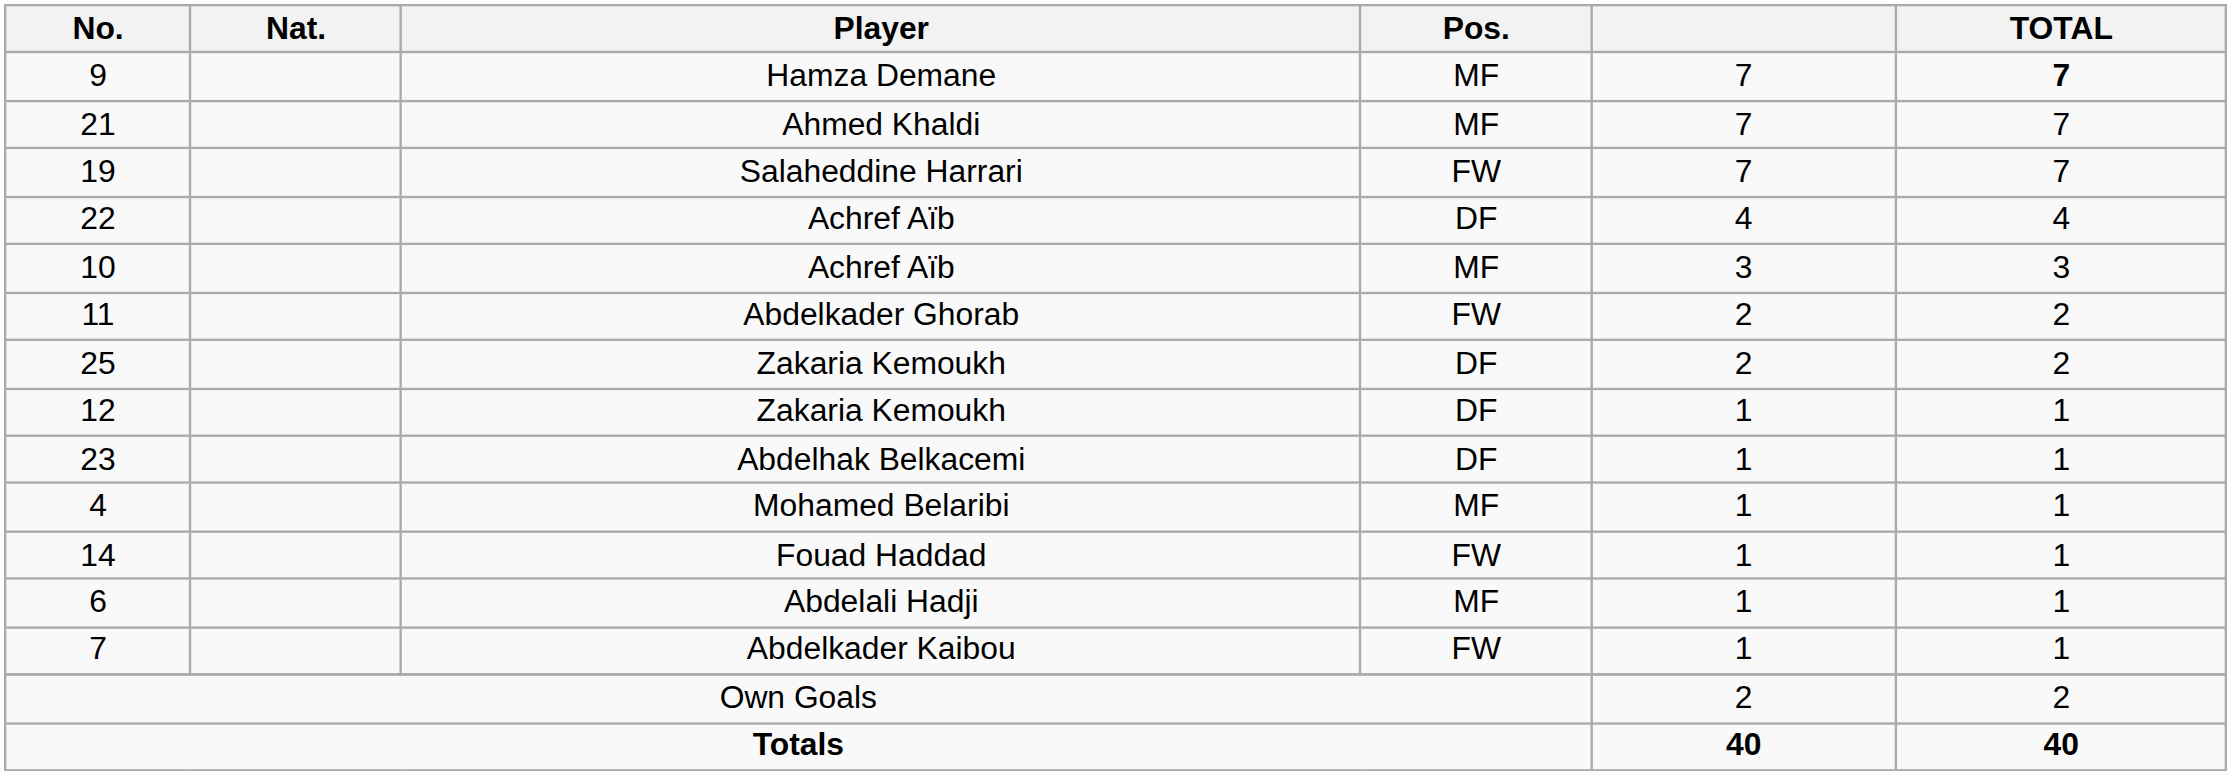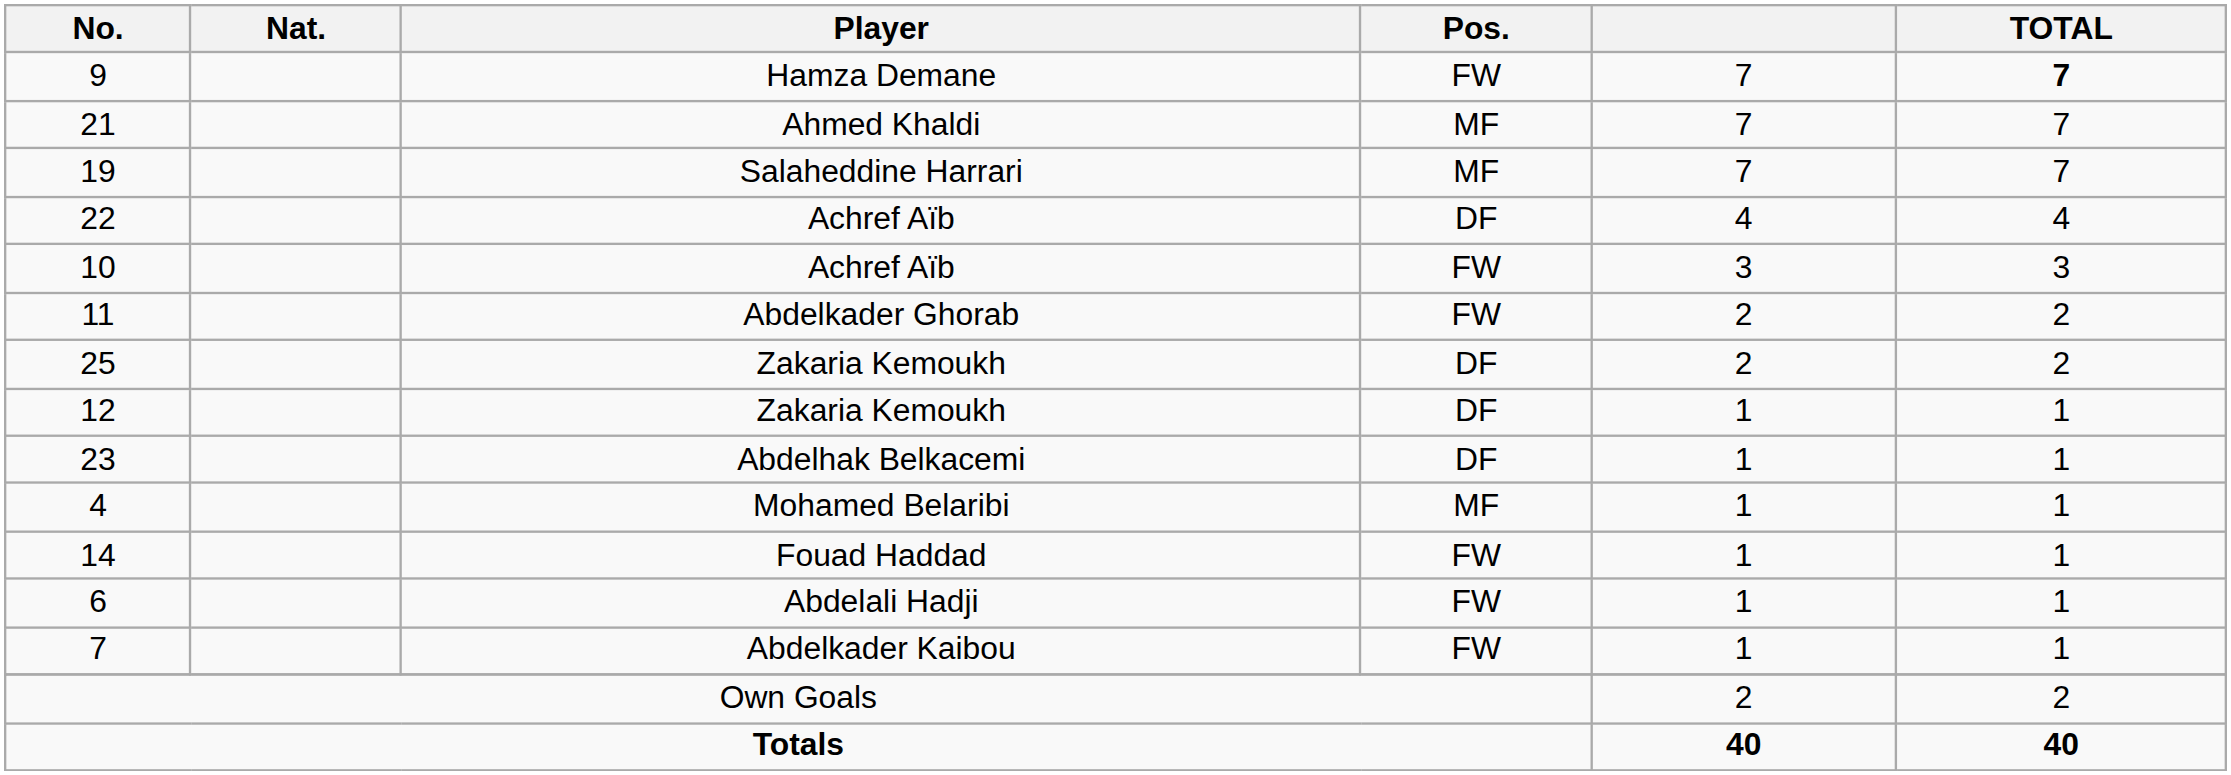(1476, 75) MF -> (1476, 75) FW
(1476, 171) FW -> (1476, 171) MF
(1476, 267) MF -> (1476, 267) FW
(1476, 601) MF -> (1476, 601) FW
